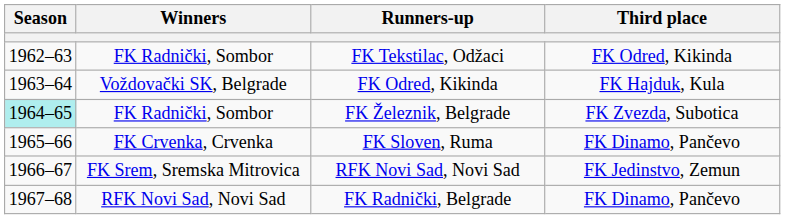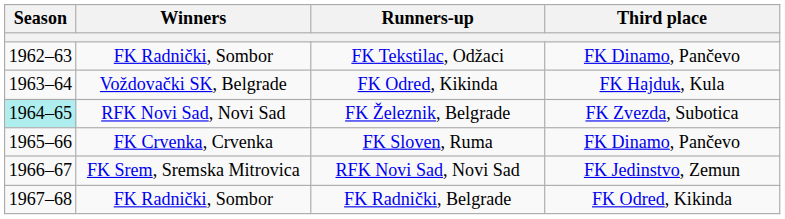(662, 55) FK Odred, Kikinda -> (662, 55) FK Dinamo, Pančevo
(193, 113) FK Radnički, Sombor -> (193, 113) RFK Novi Sad, Novi Sad
(193, 199) RFK Novi Sad, Novi Sad -> (193, 199) FK Radnički, Sombor
(662, 199) FK Dinamo, Pančevo -> (662, 199) FK Odred, Kikinda
